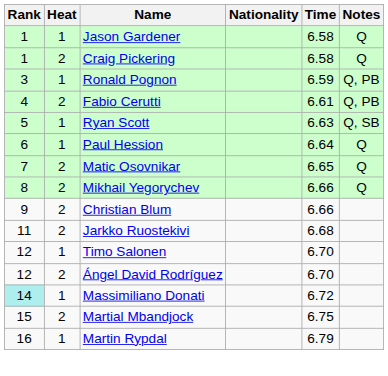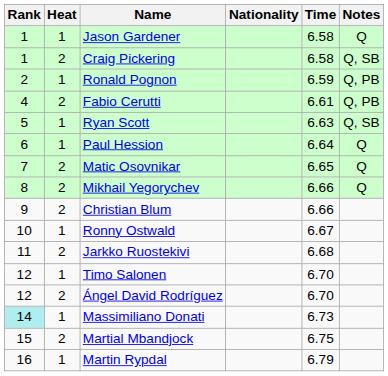(361, 58) Q -> (361, 58) Q, SB
(24, 79) 3 -> (24, 79) 2
+ row: (129, 230)
(321, 295) 6.72 -> (321, 317) 6.73
